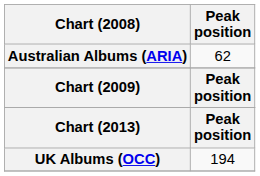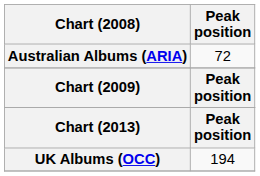(223, 56) 62 -> (223, 56) 72
